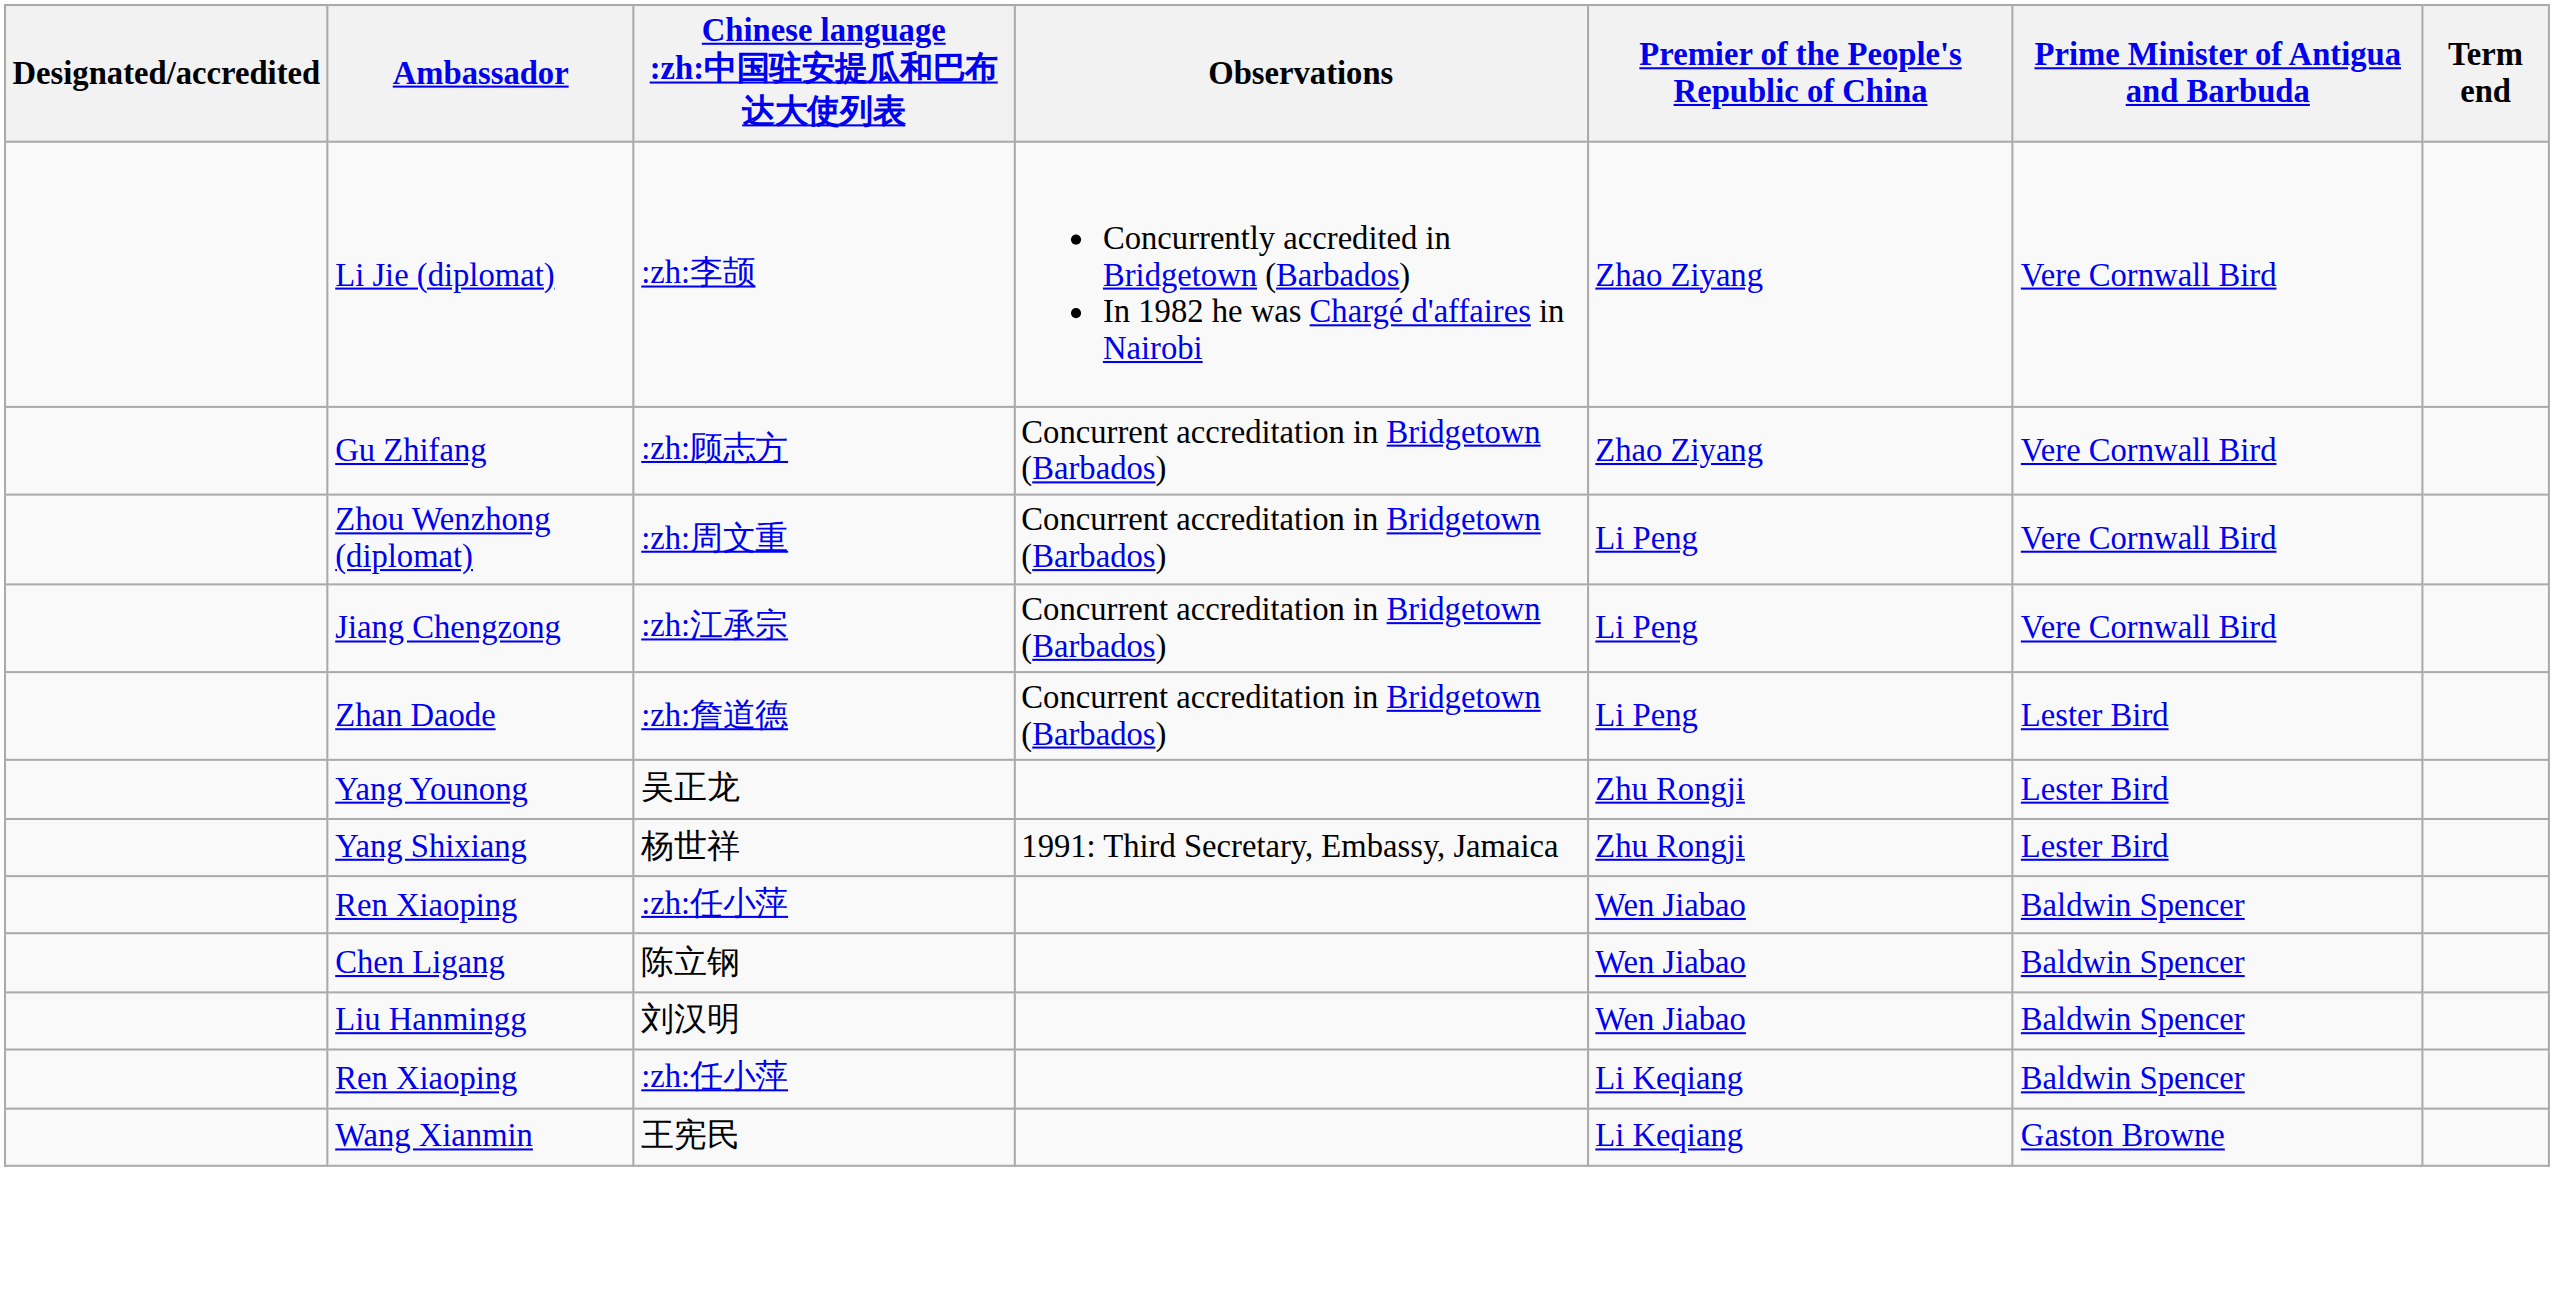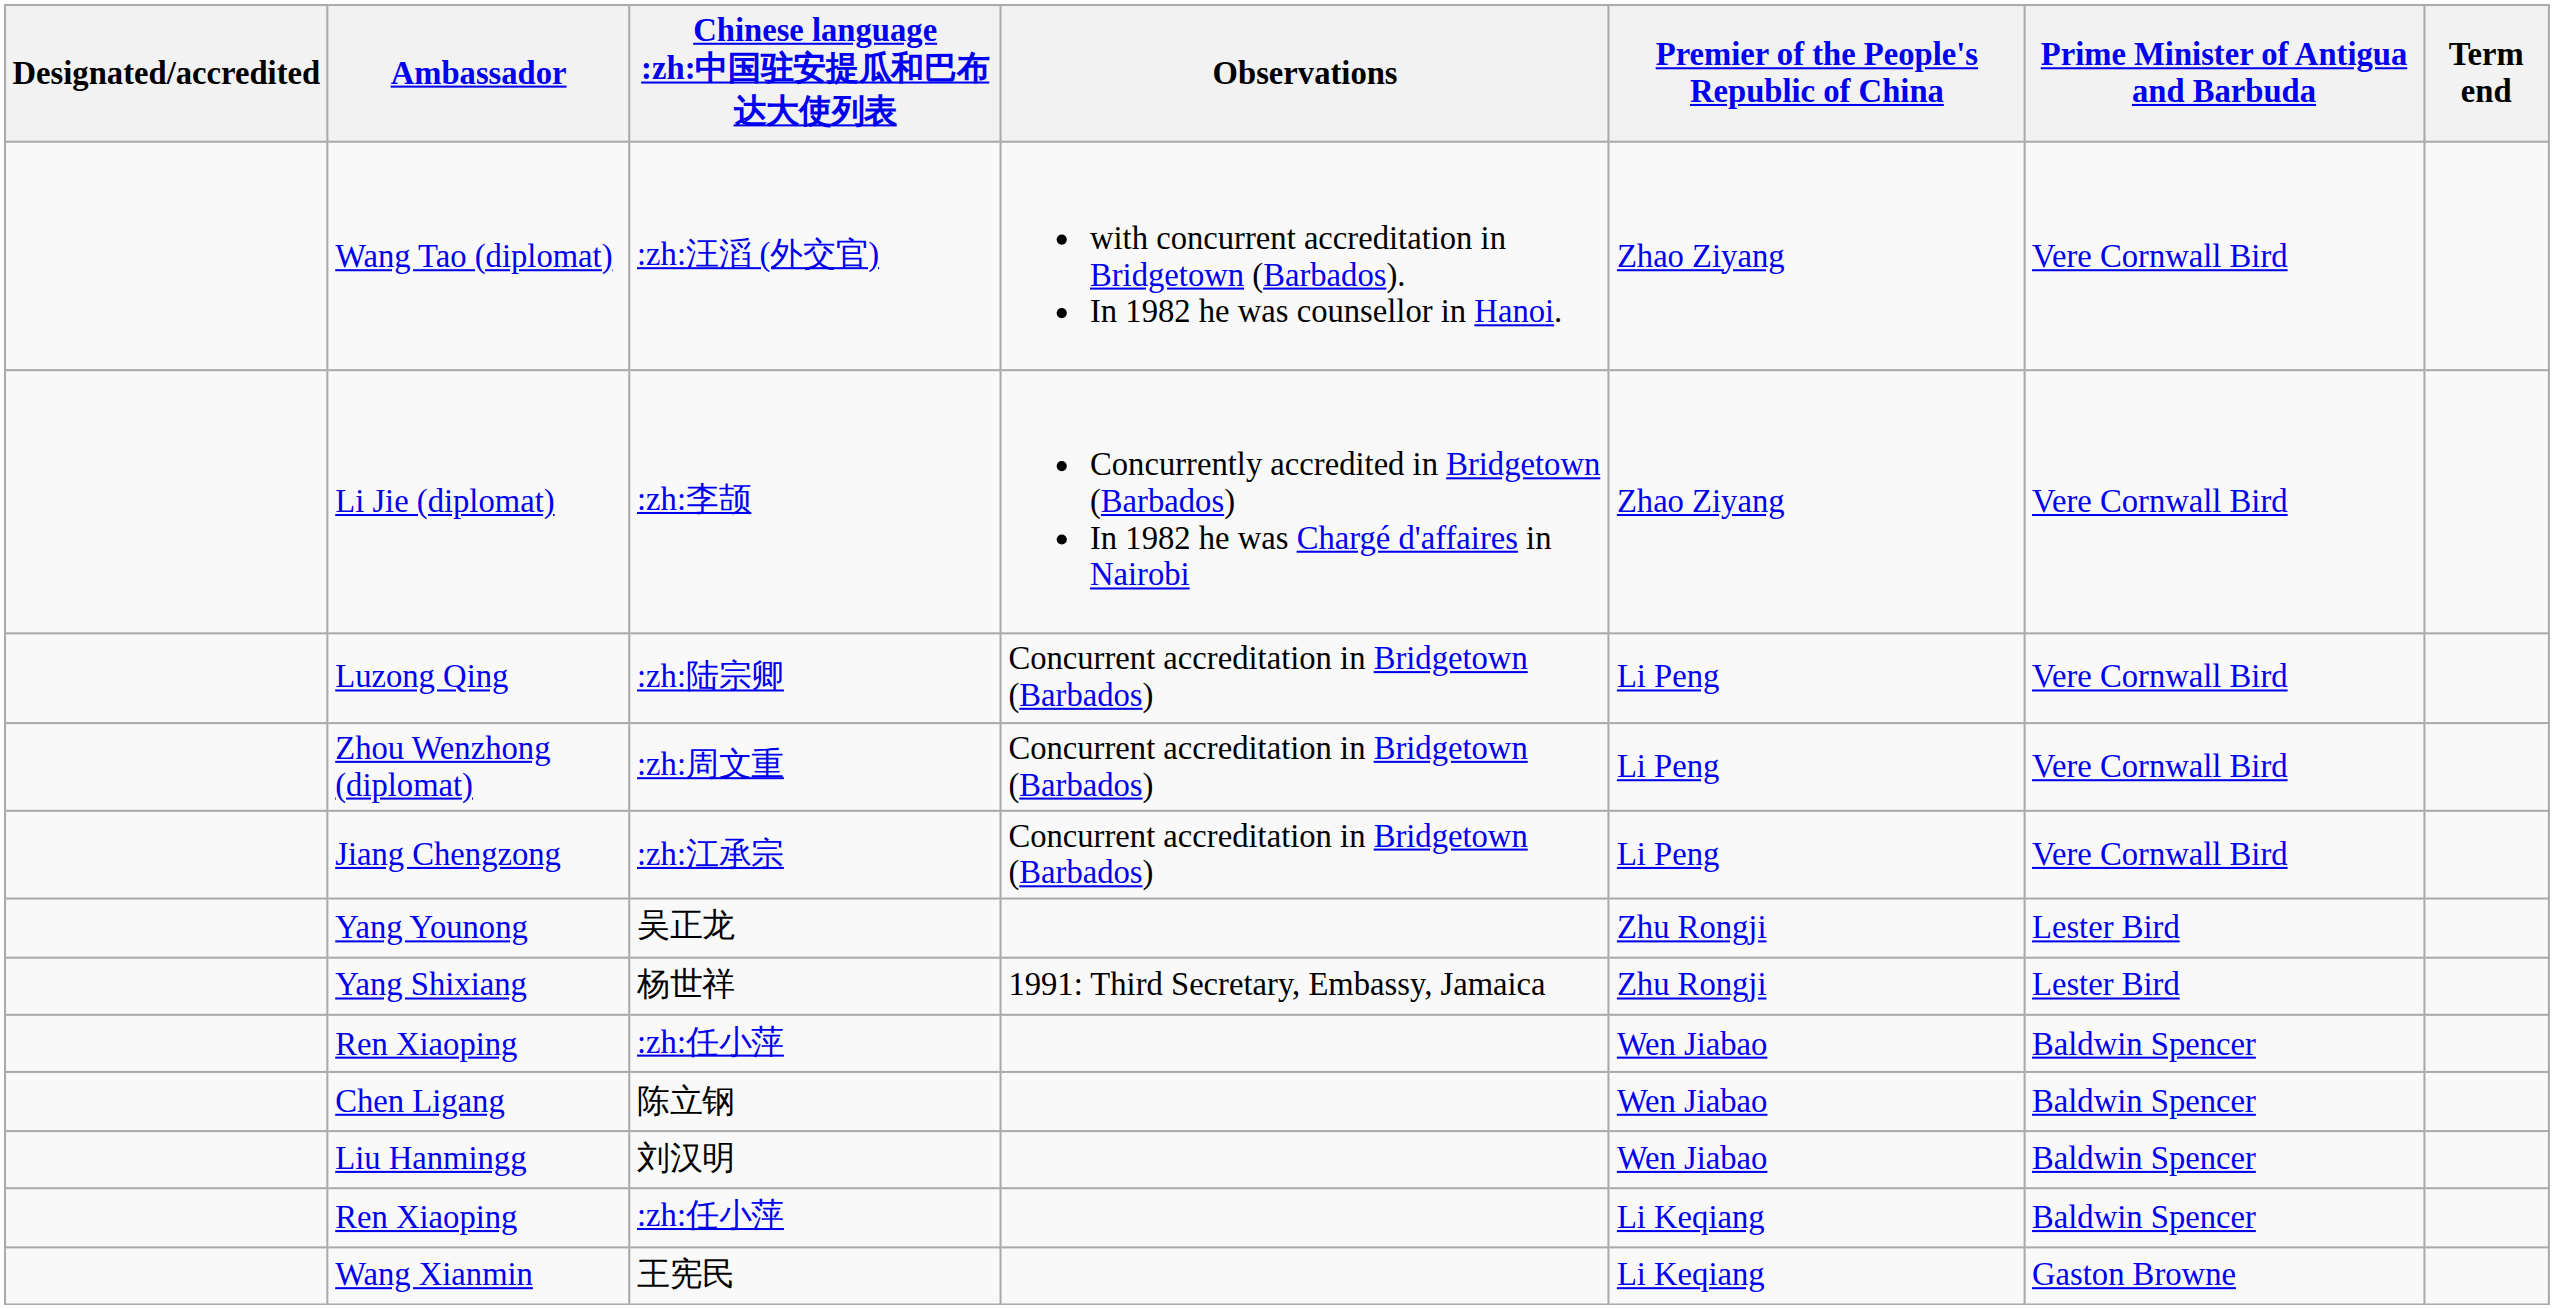+ row: (474, 255)
- row: (411, 450)
+ row: (422, 677)
- row: (415, 715)
